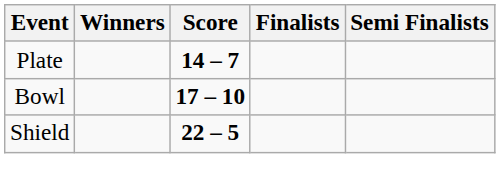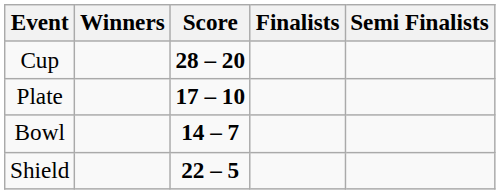+ row: (40, 59)
(210, 59) 14 – 7 -> (210, 96) 17 – 10
(210, 96) 17 – 10 -> (210, 133) 14 – 7
